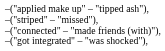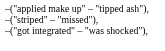- row: (85, 30)
